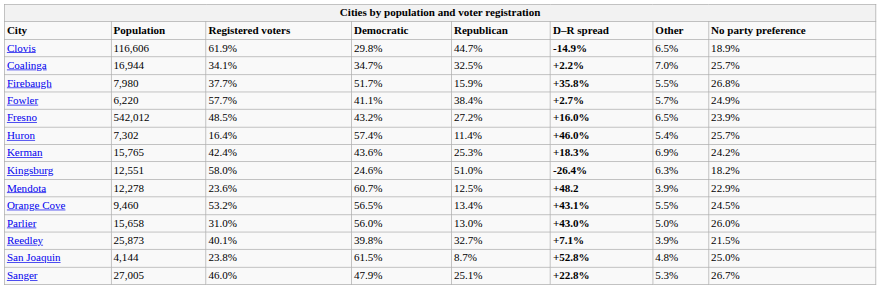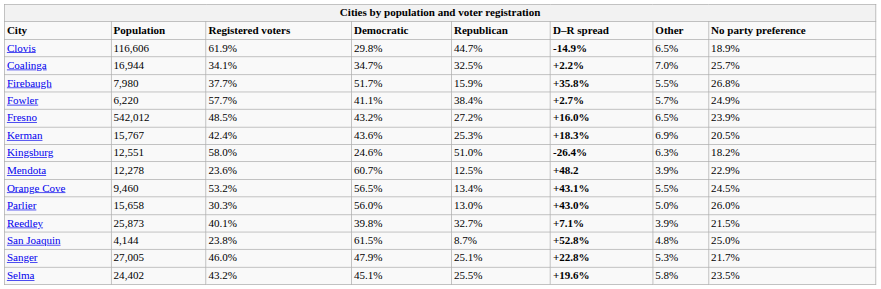- row: (21, 135)
(129, 153) 15,765 -> (129, 135) 15,767
(725, 153) 24.2% -> (725, 135) 20.5%
(223, 223) 31.0% -> (223, 205) 30.3%
(725, 275) 26.7% -> (725, 258) 21.7%
+ row: (21, 275)
